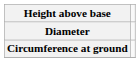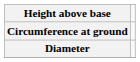rows swapped: (67, 48) <-> (67, 31)
